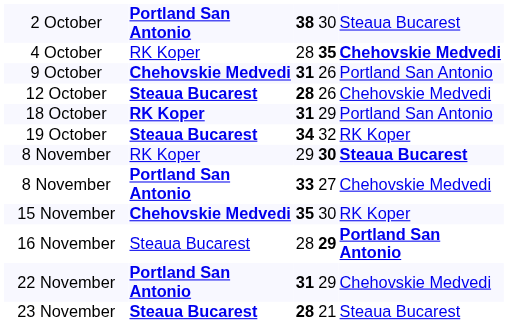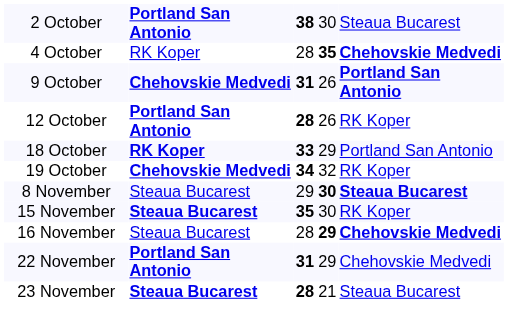(416, 73) normal -> (390, 82) bold
(193, 93) Steaua Bucarest -> (180, 121) Portland San Antonio
(415, 93) Chehovskie Medvedi -> (375, 121) RK Koper
(305, 114) 31 -> (305, 150) 33
(193, 134) Steaua Bucarest -> (210, 171) Chehovskie Medvedi
(165, 154) RK Koper -> (190, 191) Steaua Bucarest
- row: (66, 184)
(210, 214) Chehovskie Medvedi -> (193, 212) Steaua Bucarest
(390, 243) Portland San Antonio -> (420, 232) Chehovskie Medvedi
